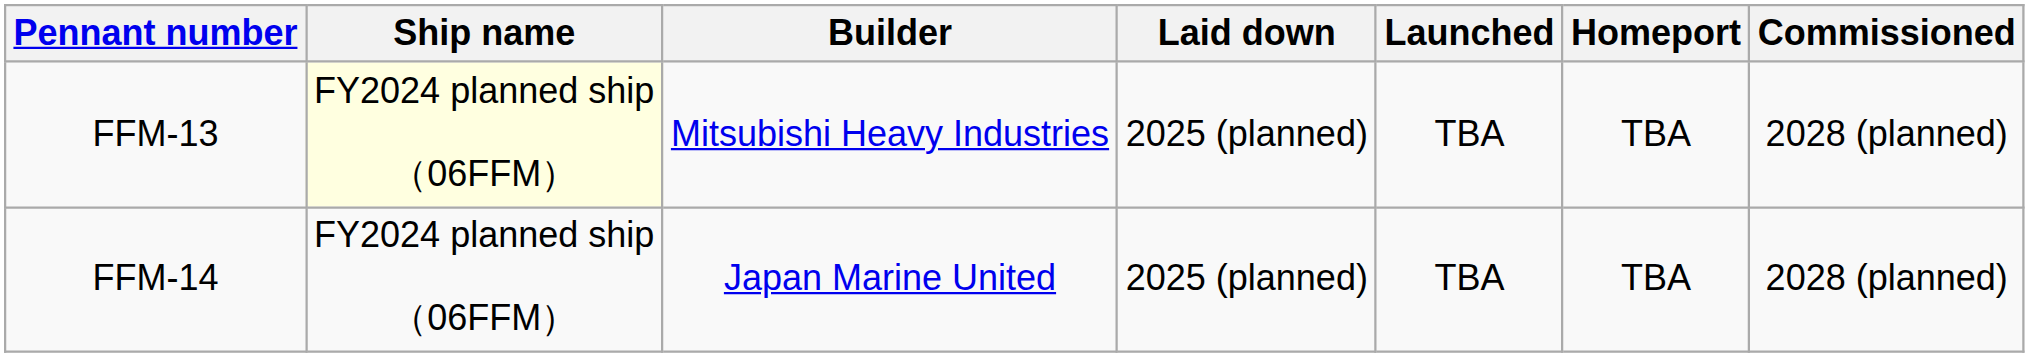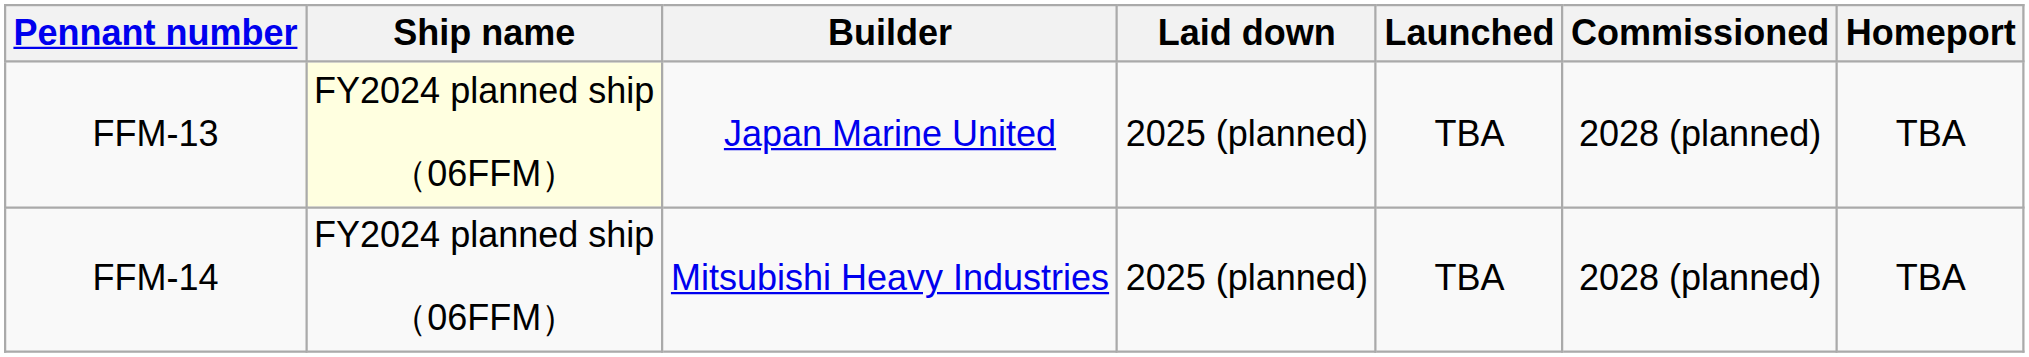columns swapped: (1887, 33) <-> (1656, 33)
(890, 134) Mitsubishi Heavy Industries -> (890, 134) Japan Marine United
(890, 278) Japan Marine United -> (890, 278) Mitsubishi Heavy Industries
